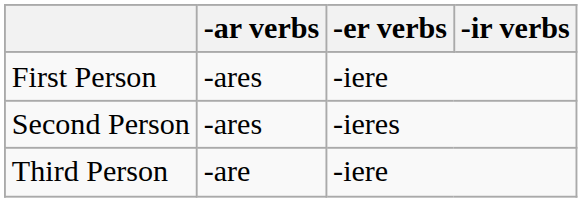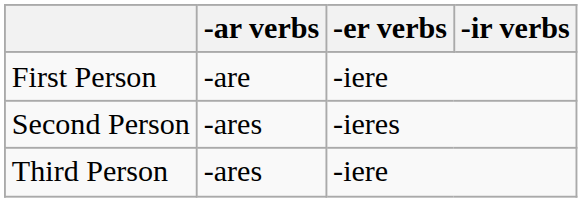(233, 76) -ares -> (227, 76) -are
(227, 171) -are -> (233, 171) -ares
